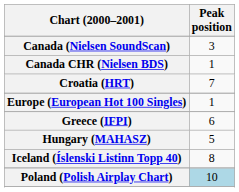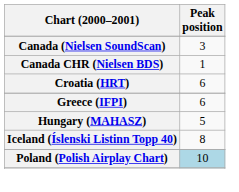(212, 83) 7 -> (202, 83) 6
- row: (97, 102)
